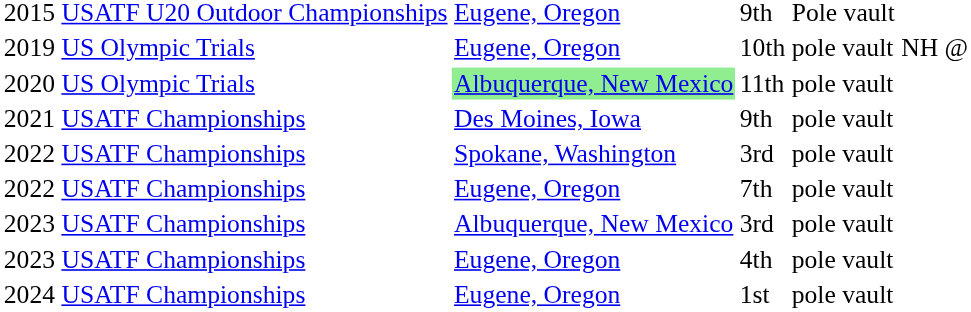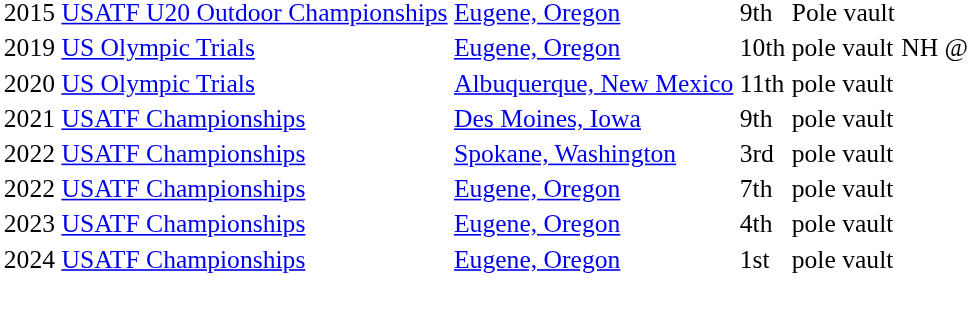(594, 83) lightgreen background -> (594, 83) no background
- row: (29, 224)
